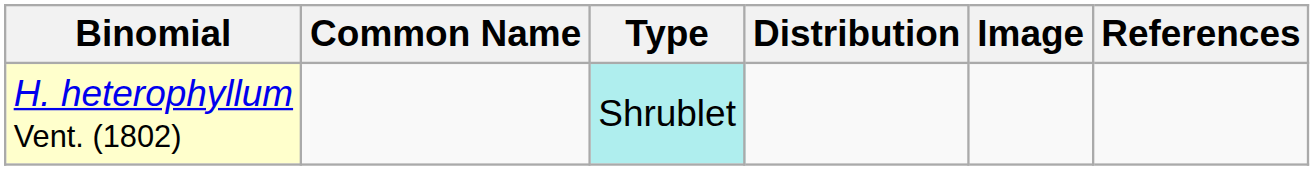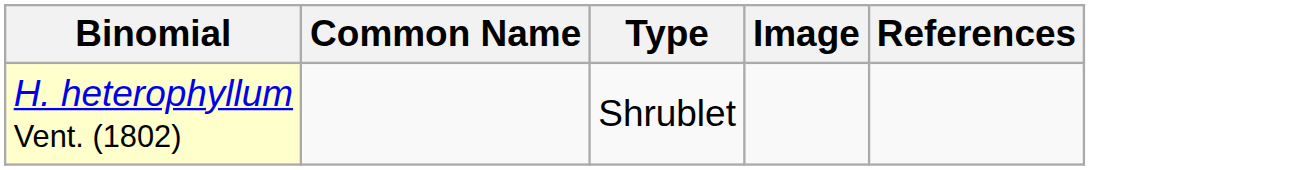- column: (857, 33)
(667, 113) paleturquoise background -> (667, 113) no background
